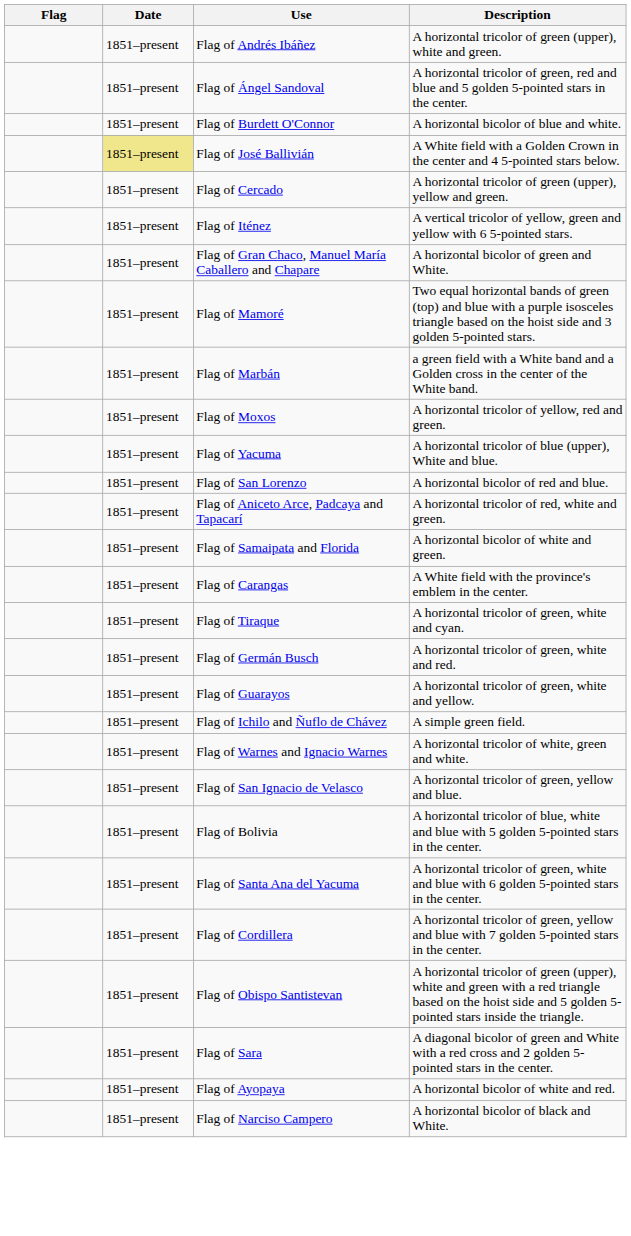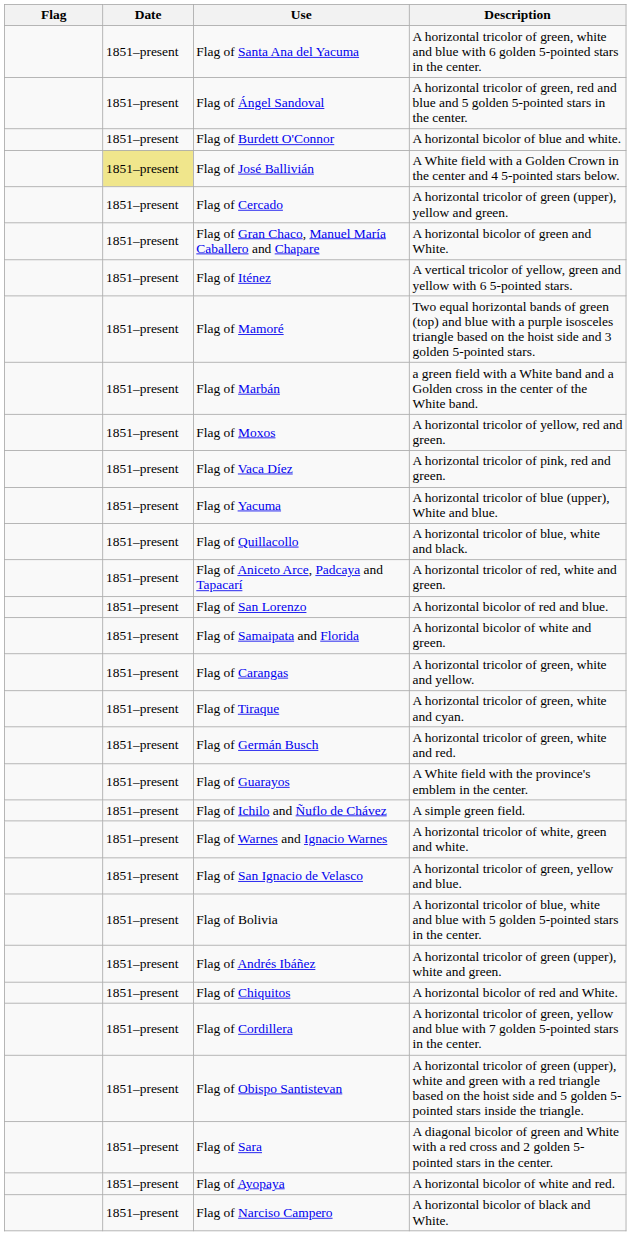rows swapped: (278, 883) <-> (256, 44)
rows swapped: (291, 262) <-> (234, 226)
+ row: (245, 468)
+ row: (247, 541)
rows swapped: (251, 482) <-> (290, 511)
(501, 584) A White field with the province's emblem in the center. -> (510, 672) A horizontal tricolor of green, white and yellow.
(510, 693) A horizontal tricolor of green, white and yellow. -> (501, 781) A White field with the province's emblem in the center.
+ row: (243, 992)
